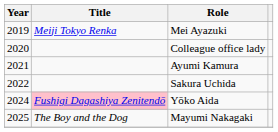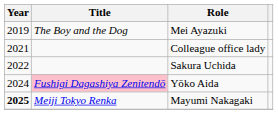(75, 30) Meiji Tokyo Renka -> (81, 30) The Boy and the Dog
(18, 48) 2020 -> (18, 48) 2021
- row: (204, 65)
(18, 118) normal -> (18, 100) bold
(81, 118) The Boy and the Dog -> (75, 100) Meiji Tokyo Renka
